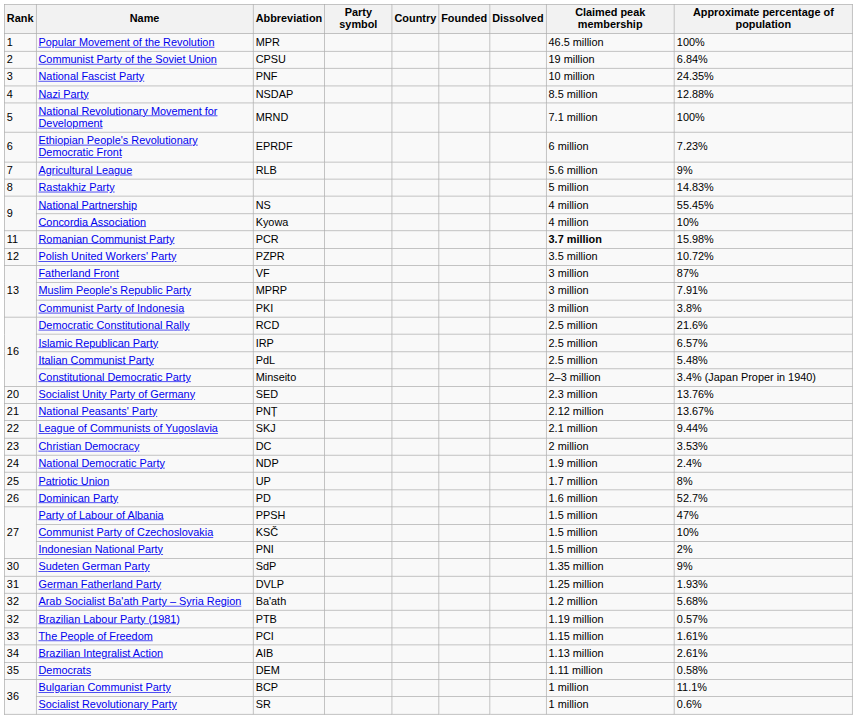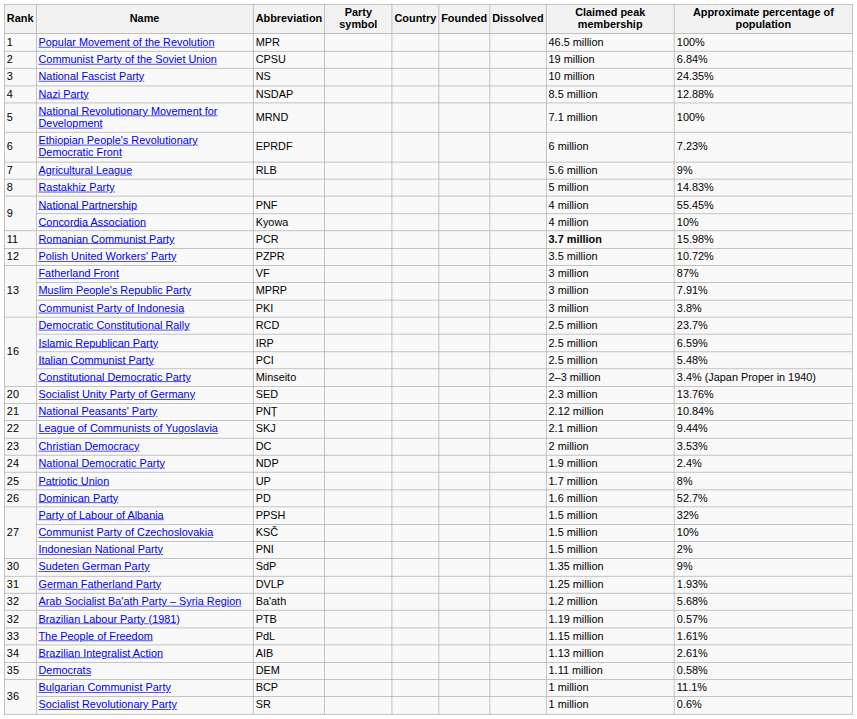(267, 77) PNF -> (263, 77) NS
(263, 205) NS -> (267, 205) PNF
(692, 325) 21.6% -> (692, 325) 23.7%
(692, 343) 6.57% -> (692, 343) 6.59%
(265, 360) PdL -> (265, 360) PCI
(695, 412) 13.67% -> (695, 412) 10.84%
(688, 515) 47% -> (688, 515) 32%
(265, 636) PCI -> (265, 636) PdL
